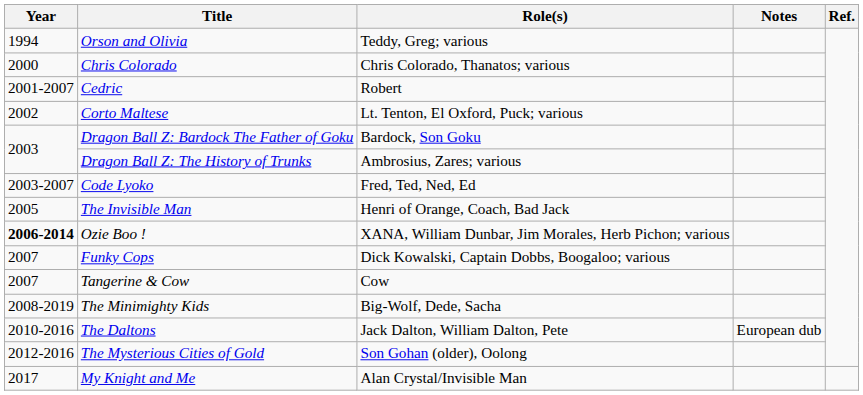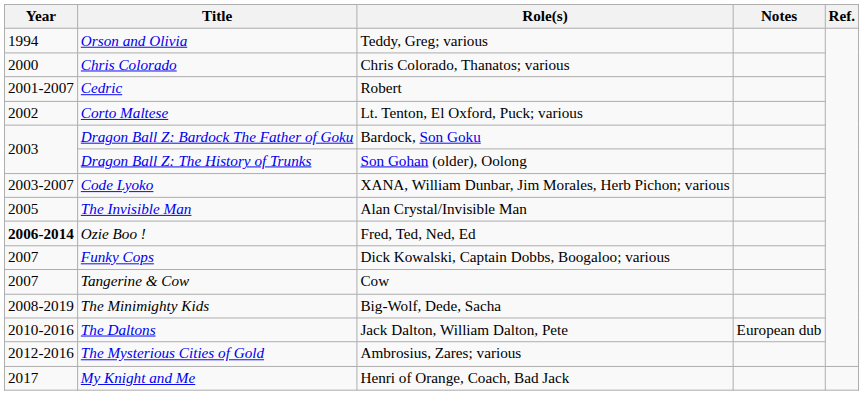(441, 161) Ambrosius, Zares; various -> (444, 161) Son Gohan (older), Oolong
(418, 185) Fred, Ted, Ned, Ed -> (545, 185) XANA, William Dunbar, Jim Morales, Herb Pichon; various
(465, 209) Henri of Orange, Coach, Bad Jack -> (444, 209) Alan Crystal/Invisible Man
(545, 233) XANA, William Dunbar, Jim Morales, Herb Pichon; various -> (418, 233) Fred, Ted, Ned, Ed
(444, 354) Son Gohan (older), Oolong -> (441, 354) Ambrosius, Zares; various
(444, 378) Alan Crystal/Invisible Man -> (465, 378) Henri of Orange, Coach, Bad Jack
